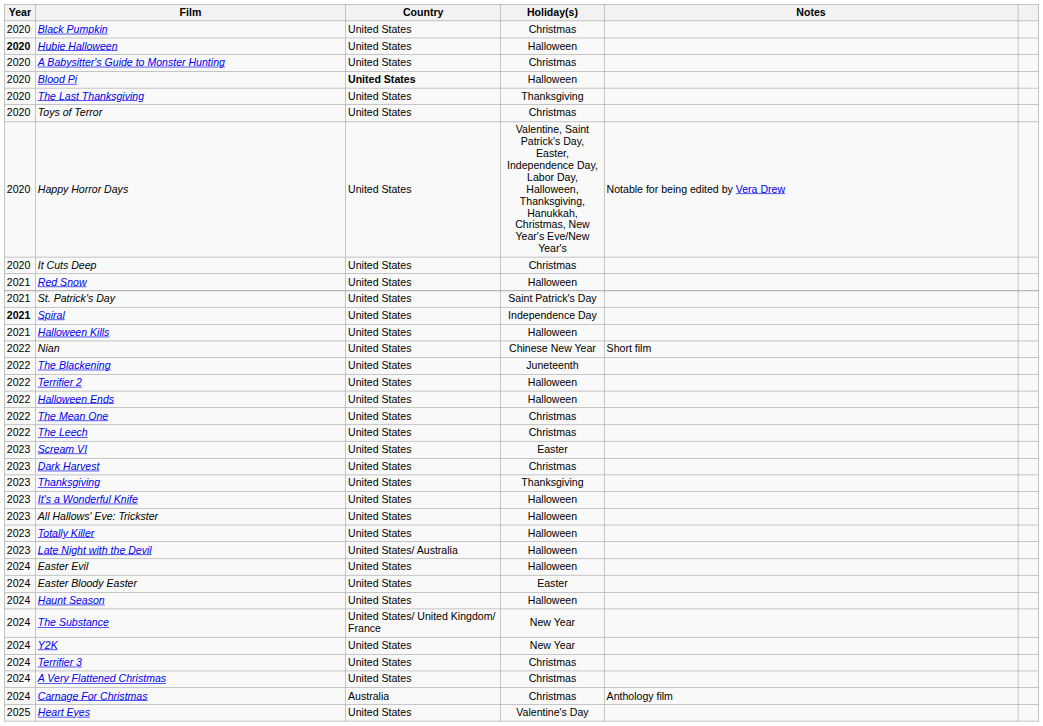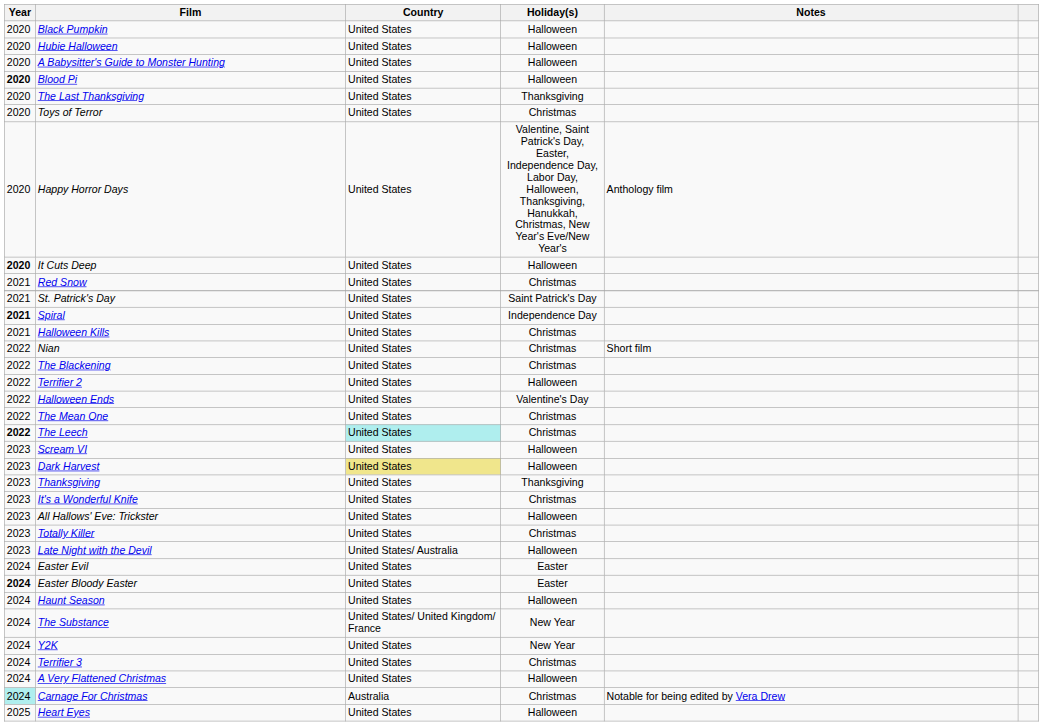(552, 29) Christmas -> (552, 29) Halloween
(19, 46) bold -> (19, 46) normal
(552, 63) Christmas -> (552, 63) Halloween
(19, 79) normal -> (19, 79) bold
(382, 79) bold -> (380, 79) normal
(696, 189) Notable for being edited by Vera Drew -> (640, 189) Anthology film
(19, 265) normal -> (19, 265) bold
(552, 265) Christmas -> (552, 265) Halloween
(552, 282) Halloween -> (552, 282) Christmas
(552, 332) Halloween -> (552, 332) Christmas
(552, 349) Chinese New Year -> (552, 349) Christmas
(552, 366) Juneteenth -> (552, 366) Christmas
(552, 399) Halloween -> (552, 399) Valentine's Day
(19, 433) normal -> (19, 433) bold
(380, 433) no background -> (380, 433) paleturquoise background
(552, 449) Easter -> (552, 449) Halloween
(380, 466) no background -> (380, 466) khaki background
(552, 466) Christmas -> (552, 466) Halloween
(552, 500) Halloween -> (552, 500) Christmas
(552, 533) Halloween -> (552, 533) Christmas
(552, 567) Halloween -> (552, 567) Easter
(19, 583) normal -> (19, 583) bold
(552, 679) Christmas -> (552, 679) Halloween
(19, 696) no background -> (19, 696) paleturquoise background
(640, 696) Anthology film -> (696, 696) Notable for being edited by Vera Drew
(552, 712) Valentine's Day -> (552, 712) Halloween
